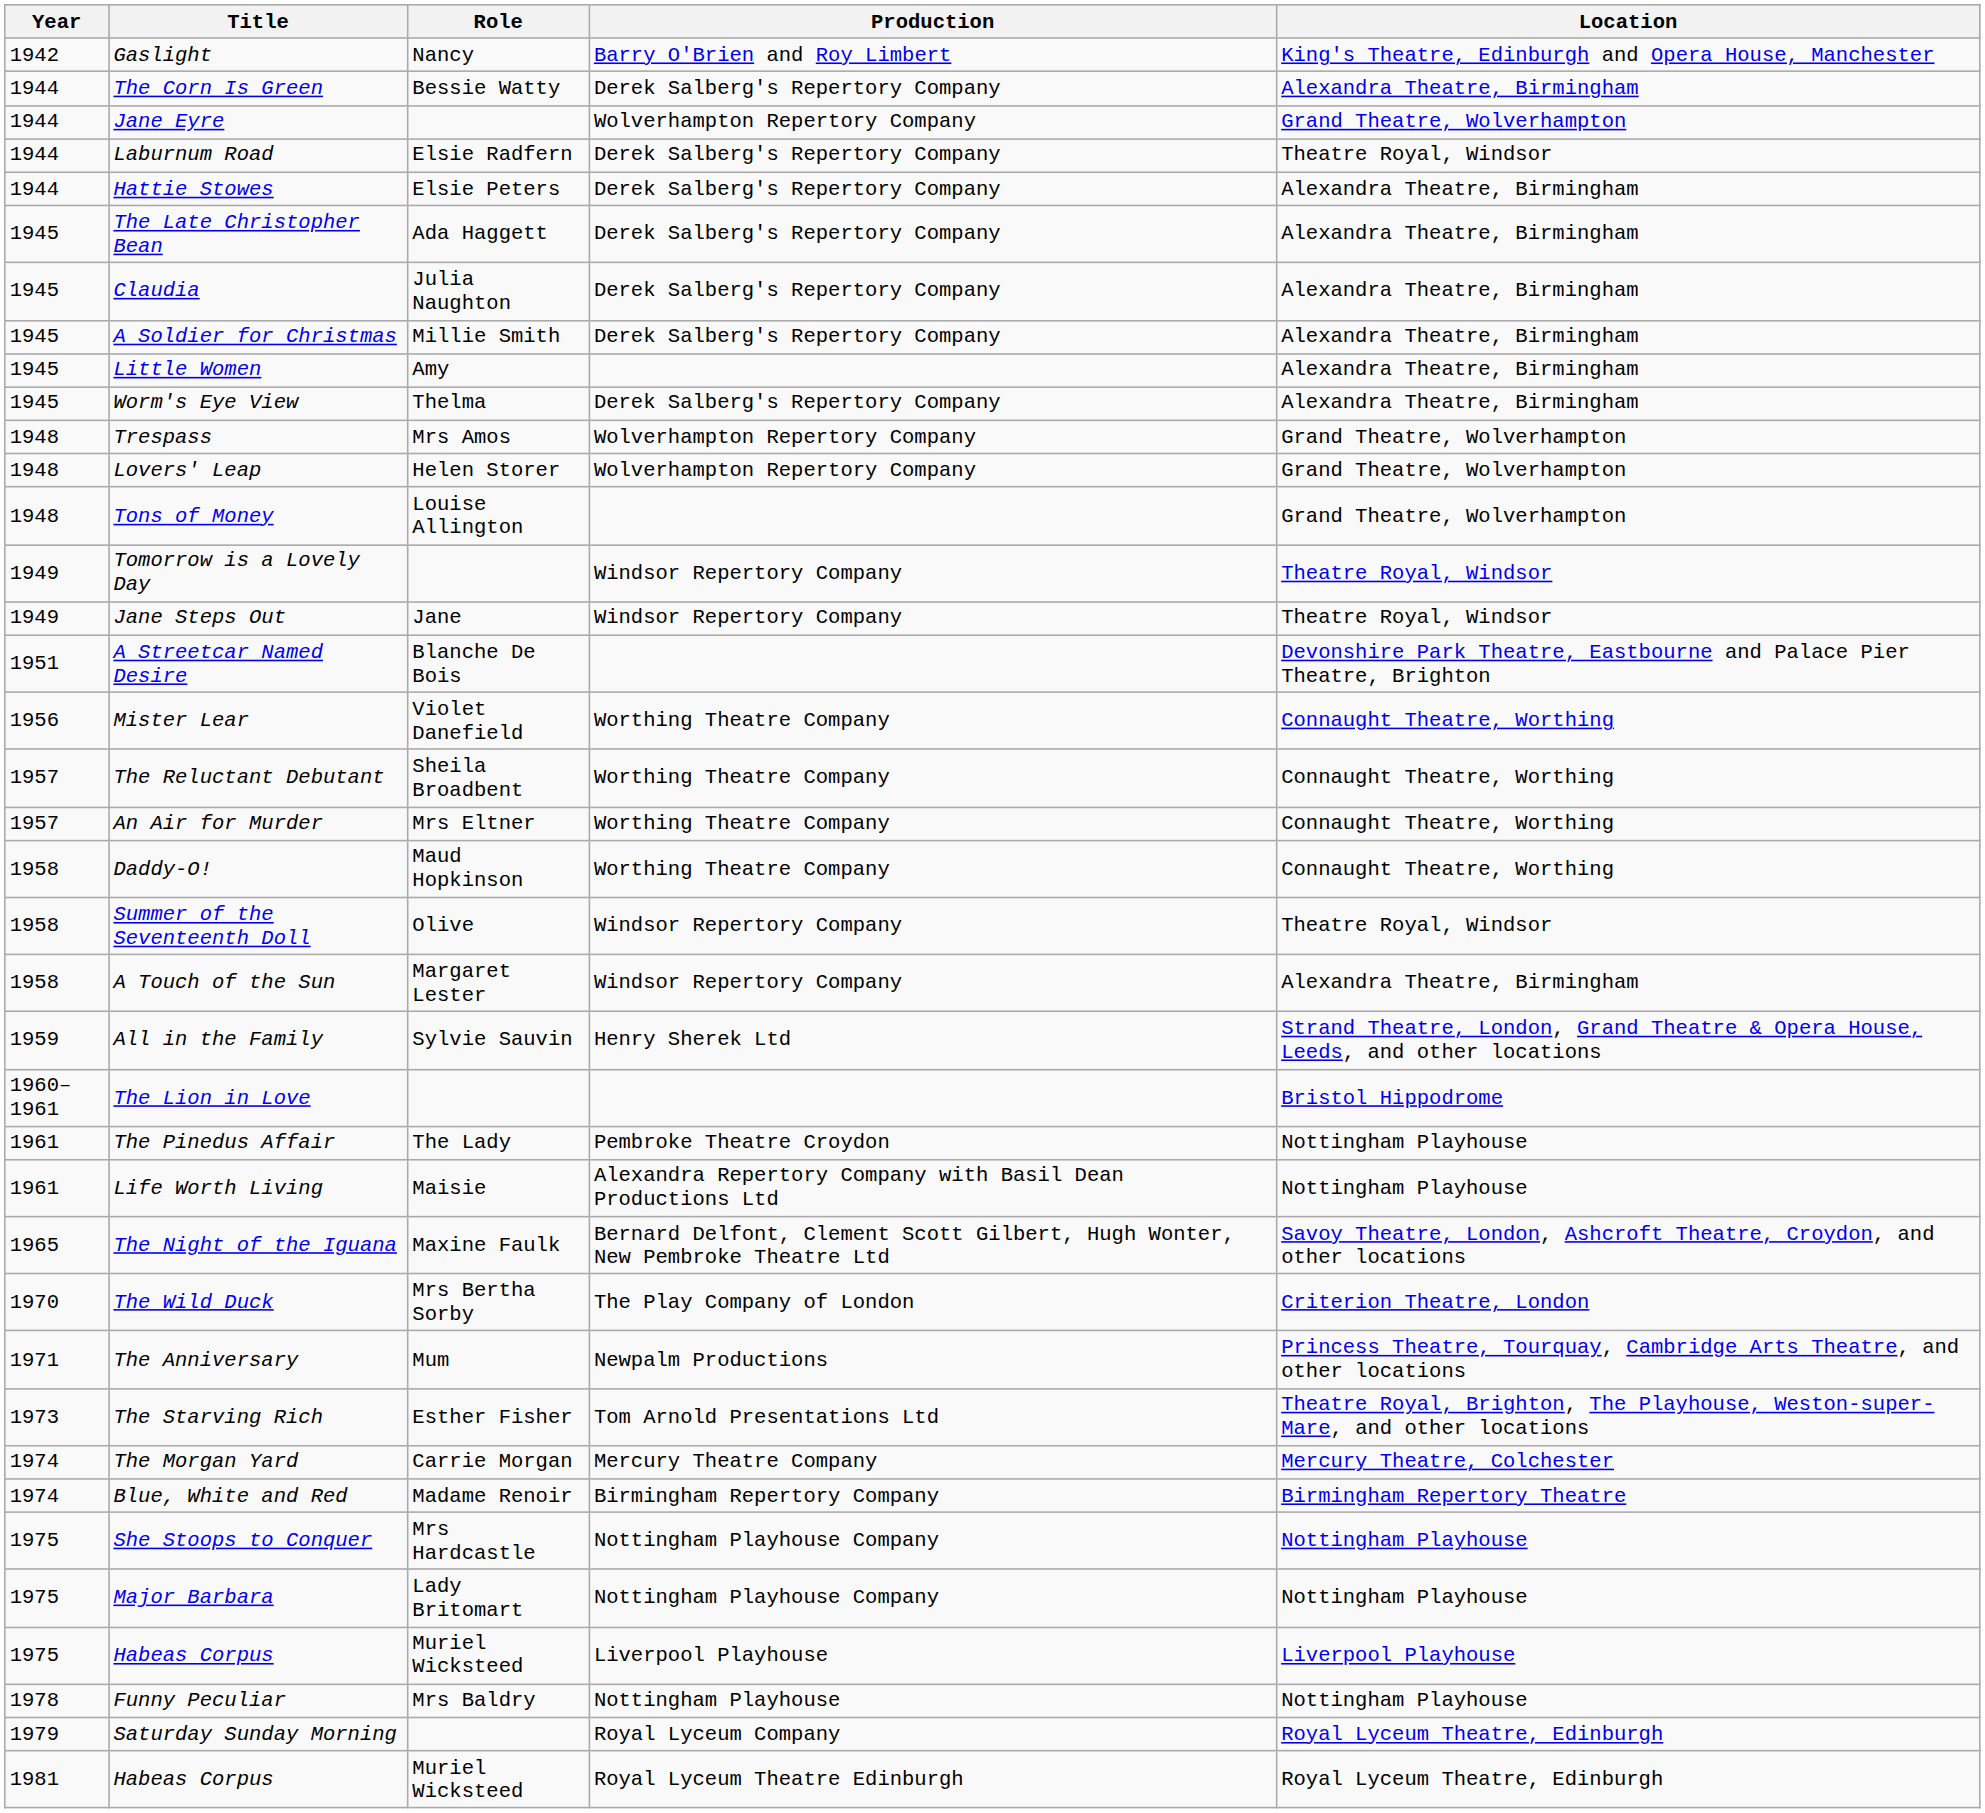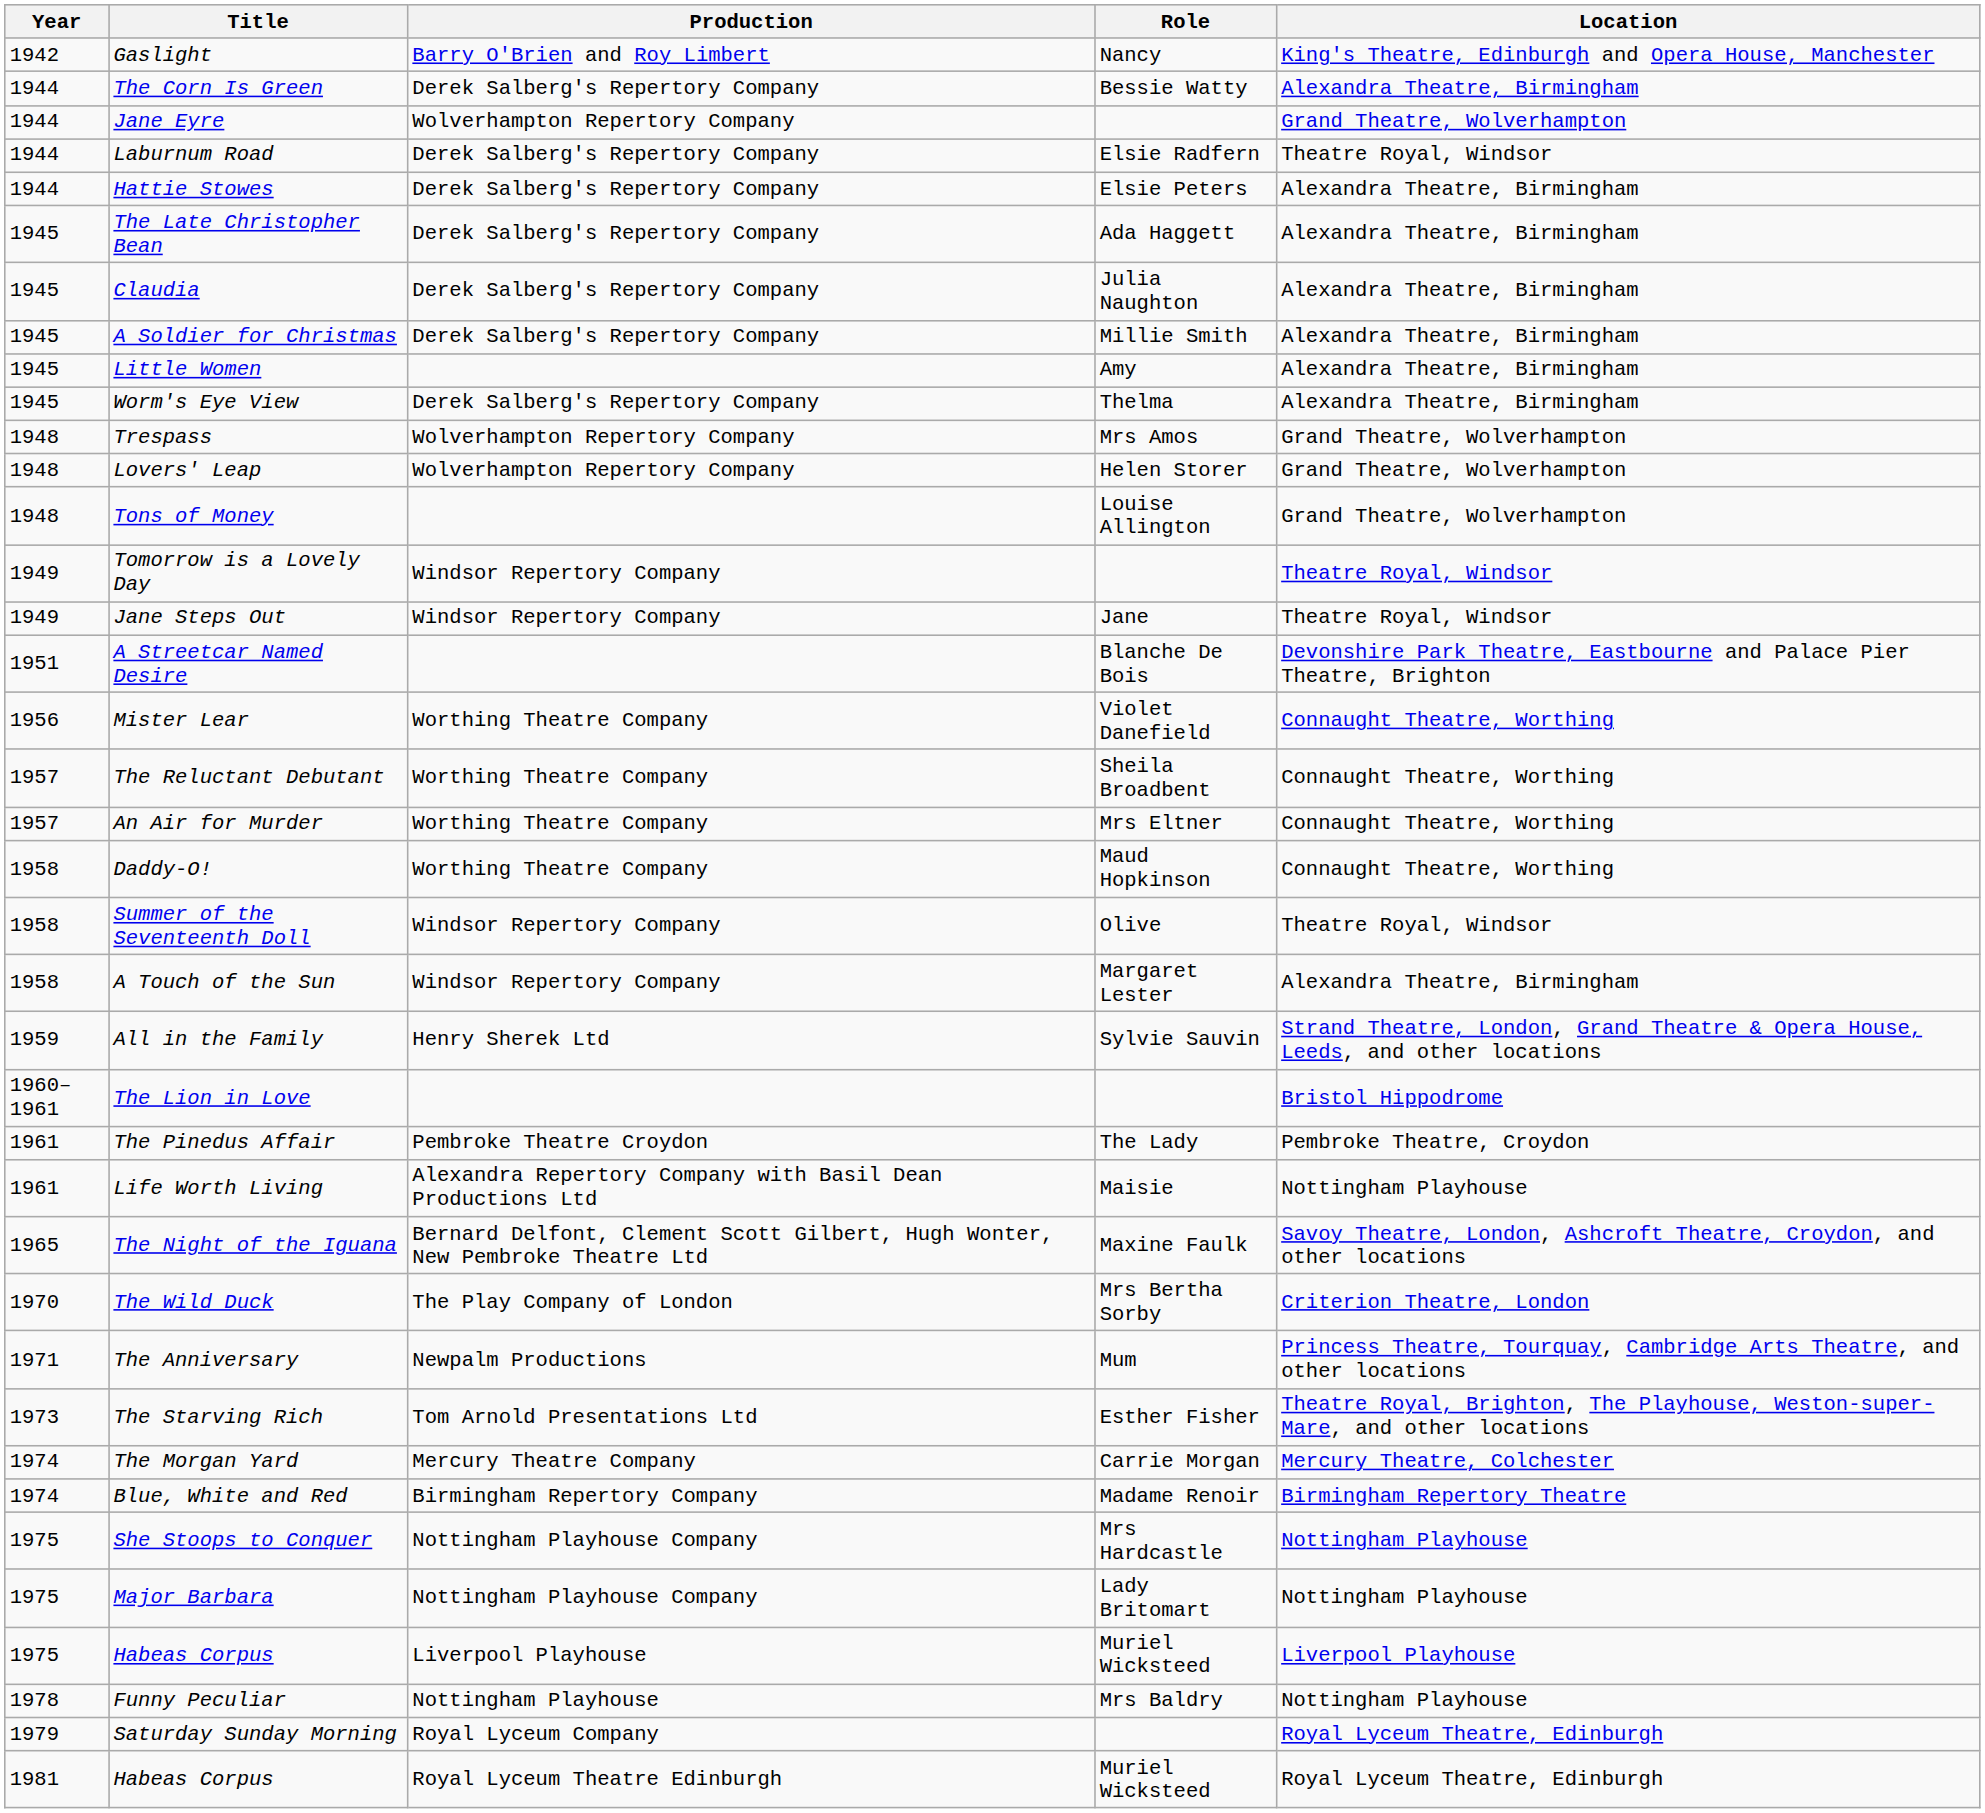columns swapped: (498, 22) <-> (933, 22)
(1404, 1143) Nottingham Playhouse -> (1435, 1143) Pembroke Theatre, Croydon
